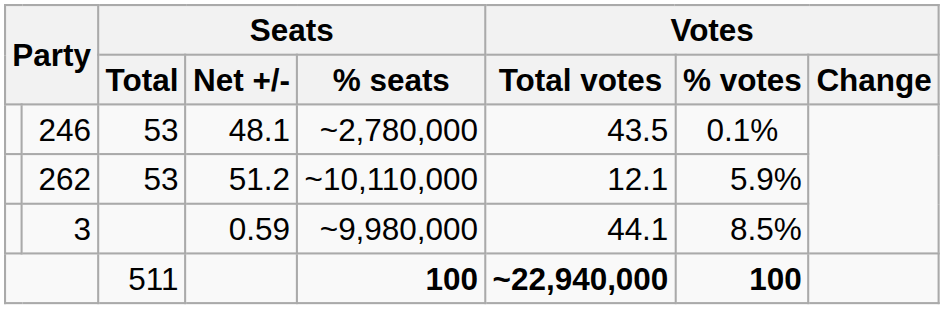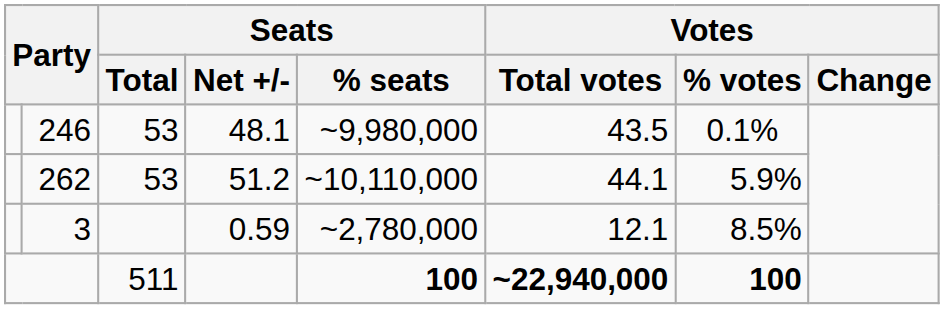(399, 130) ~2,780,000 -> (399, 130) ~9,980,000
(638, 180) 12.1 -> (638, 180) 44.1
(399, 229) ~9,980,000 -> (399, 229) ~2,780,000
(638, 229) 44.1 -> (638, 229) 12.1
